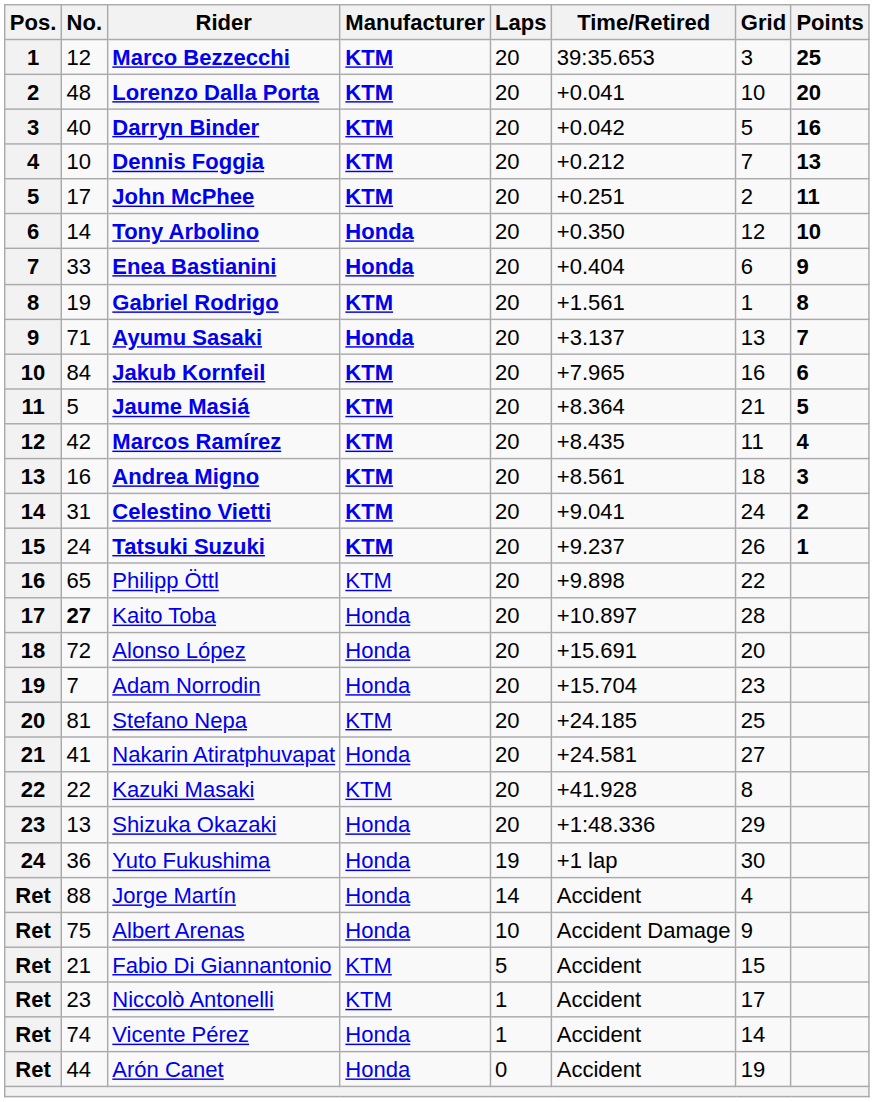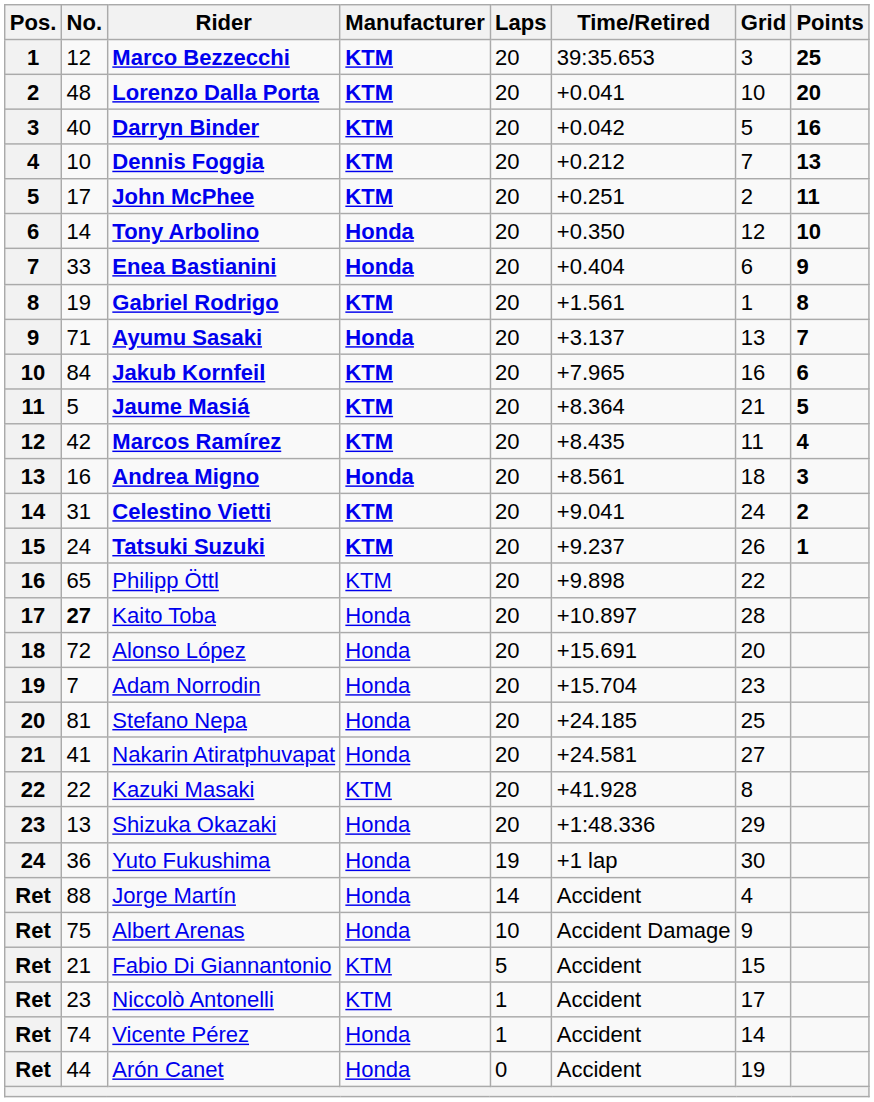(369, 476) KTM -> (380, 476) Honda
(369, 720) KTM -> (378, 720) Honda
